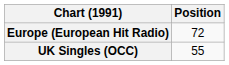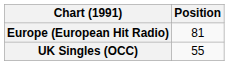(198, 32) 72 -> (198, 32) 81
